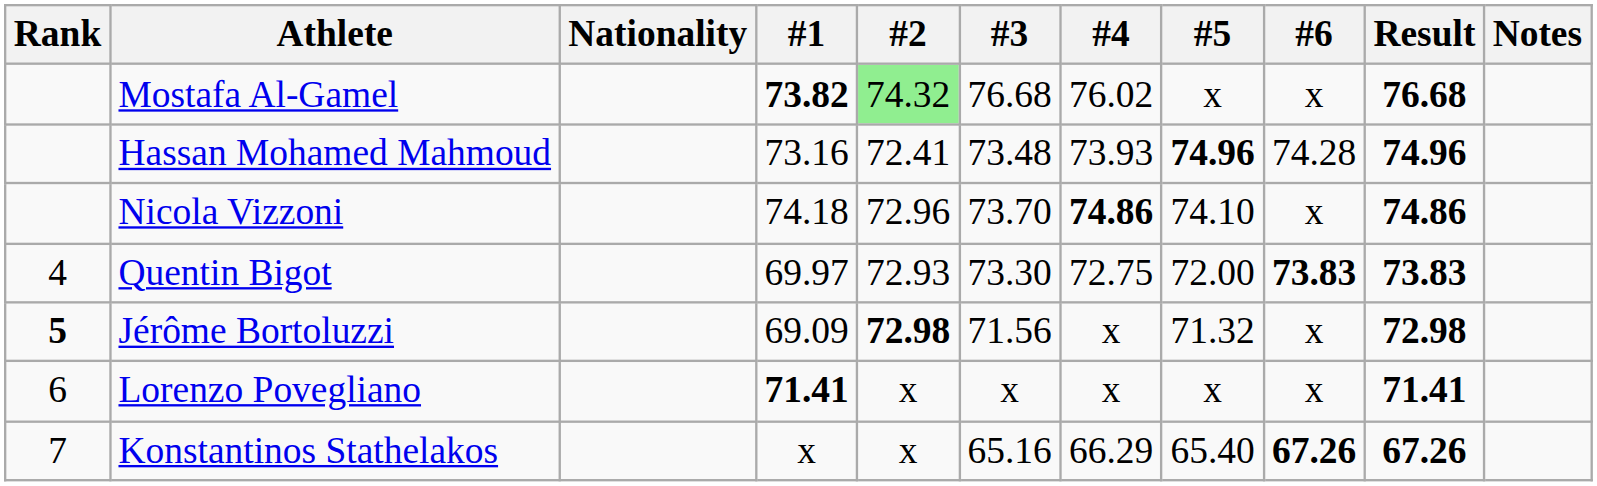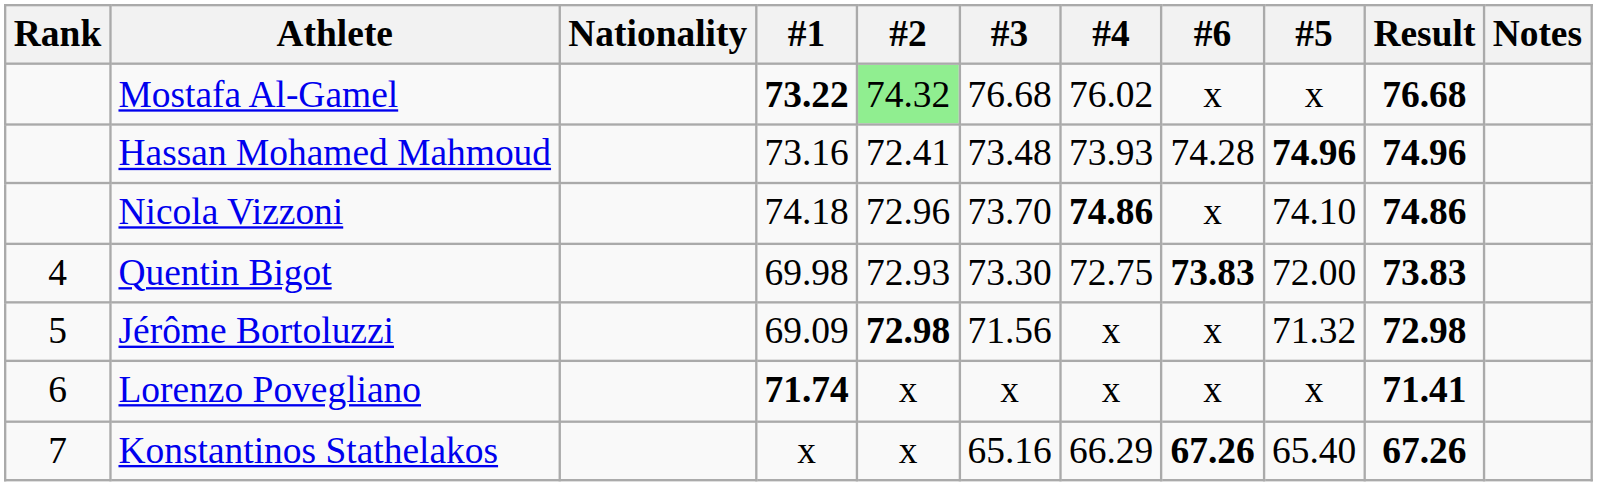columns swapped: (1213, 34) <-> (1314, 34)
(807, 93) 73.82 -> (807, 93) 73.22
(807, 271) 69.97 -> (807, 271) 69.98
(57, 331) bold -> (57, 331) normal
(807, 390) 71.41 -> (807, 390) 71.74
